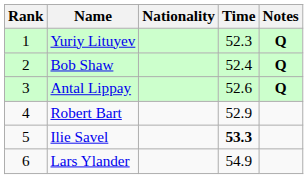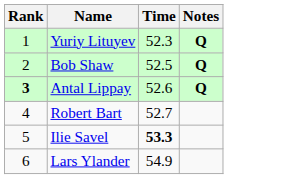- column: (179, 16)
(239, 64) 52.4 -> (159, 64) 52.5
(26, 88) normal -> (26, 88) bold
(239, 112) 52.9 -> (159, 112) 52.7
